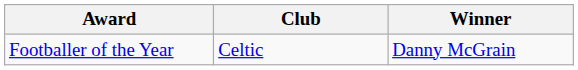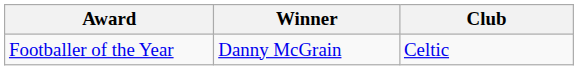columns swapped: (481, 19) <-> (301, 19)
